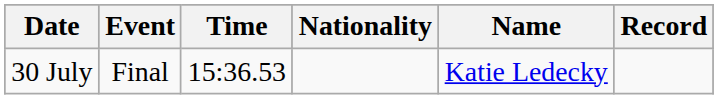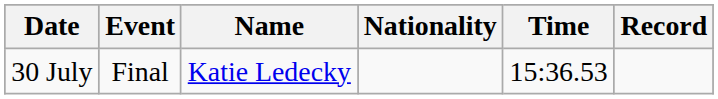columns swapped: (526, 26) <-> (237, 26)
